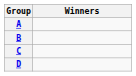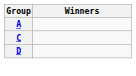- row: (19, 38)
